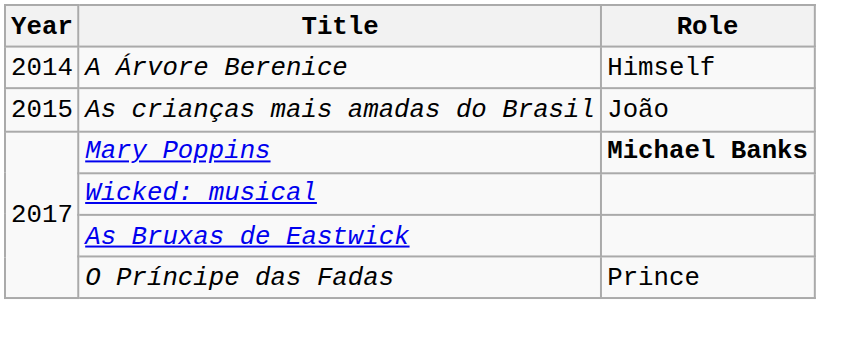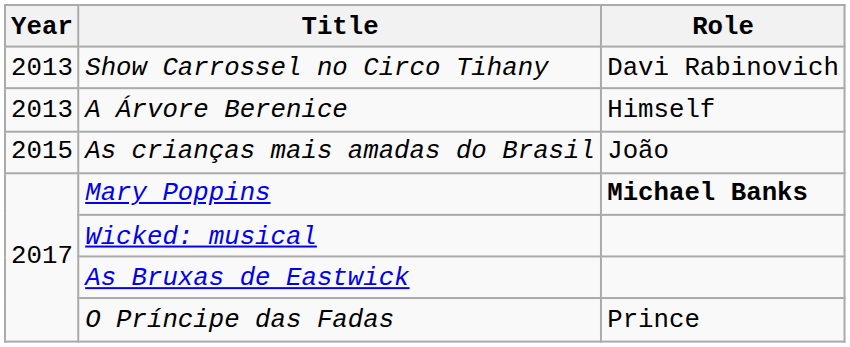+ row: (317, 68)
(42, 68) 2014 -> (42, 110) 2013
